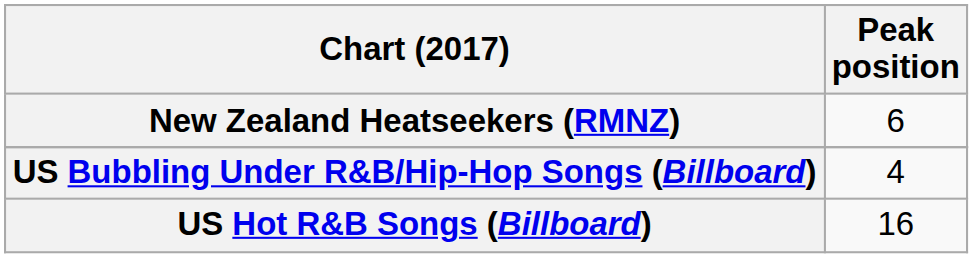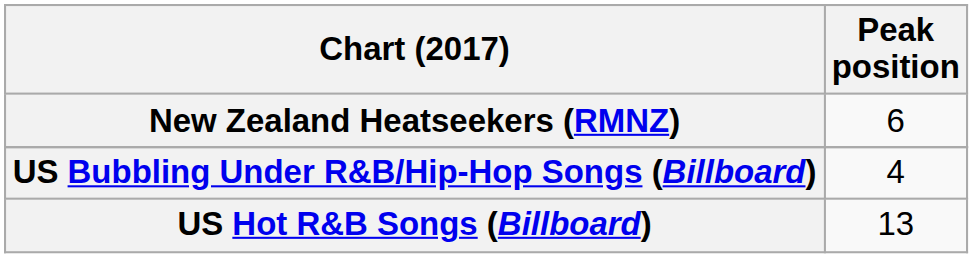(896, 224) 16 -> (896, 224) 13
